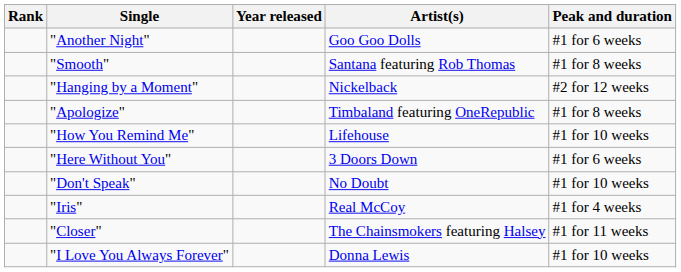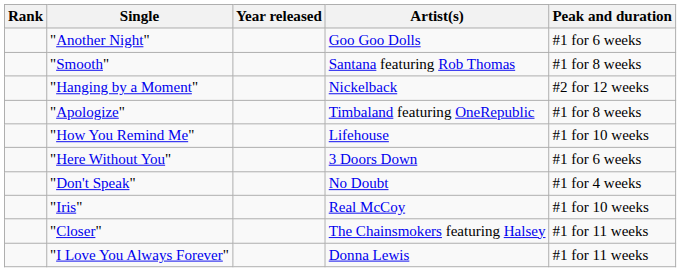(601, 183) #1 for 10 weeks -> (597, 183) #1 for 4 weeks
(597, 207) #1 for 4 weeks -> (601, 207) #1 for 10 weeks
(601, 254) #1 for 10 weeks -> (600, 254) #1 for 11 weeks
